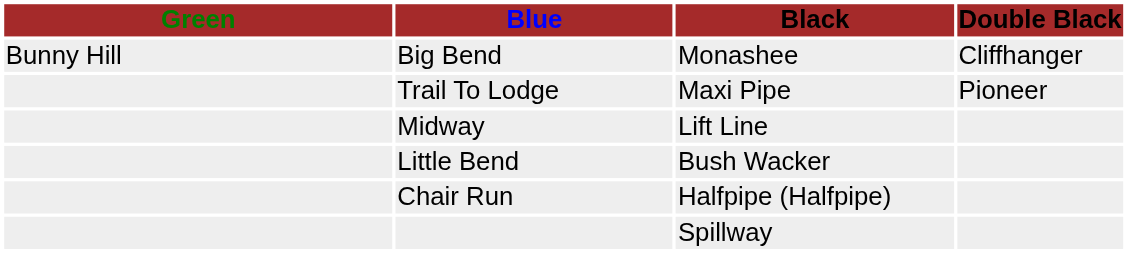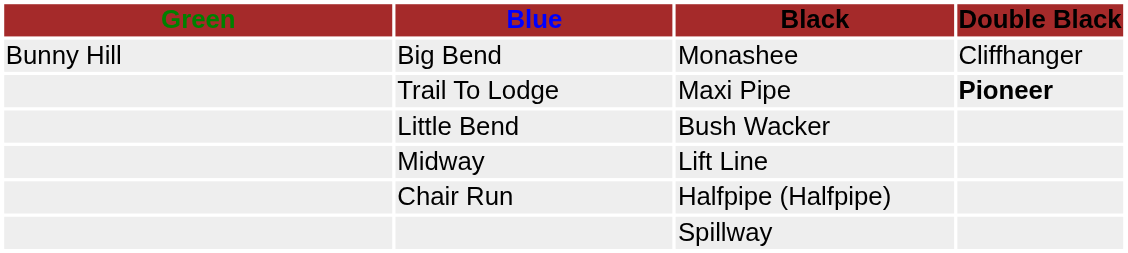(1003, 90) normal -> (1006, 90) bold
rows swapped: (441, 126) <-> (458, 161)
